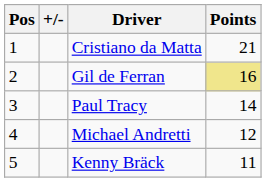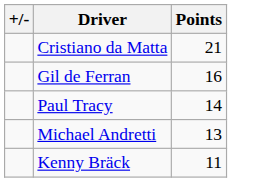- column: (22, 19)
(248, 76) khaki background -> (213, 76) no background
(248, 134) 12 -> (213, 134) 13
